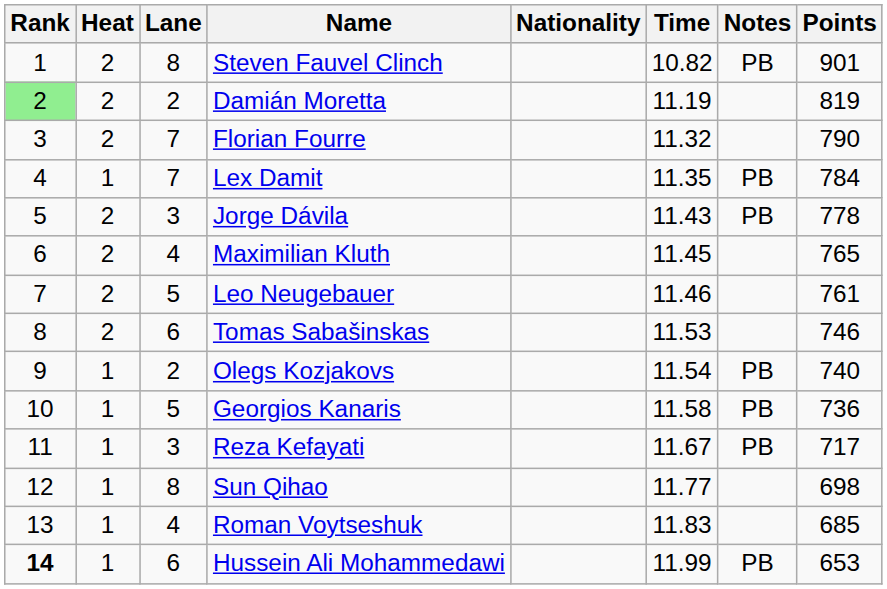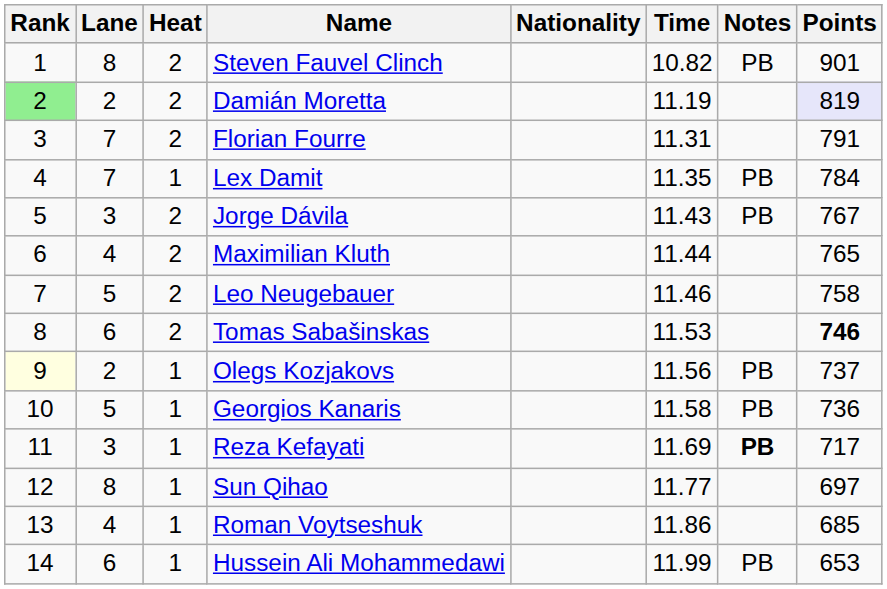columns swapped: (107, 23) <-> (173, 23)
(840, 100) no background -> (840, 100) lavender background
(682, 139) 11.32 -> (682, 139) 11.31
(840, 139) 790 -> (840, 139) 791
(840, 216) 778 -> (840, 216) 767
(682, 255) 11.45 -> (682, 255) 11.44
(840, 293) 761 -> (840, 293) 758
(840, 332) normal -> (840, 332) bold
(40, 370) no background -> (40, 370) lightyellow background
(682, 370) 11.54 -> (682, 370) 11.56
(840, 370) 740 -> (840, 370) 737
(682, 448) 11.67 -> (682, 448) 11.69
(758, 448) normal -> (758, 448) bold
(840, 486) 698 -> (840, 486) 697
(682, 525) 11.83 -> (682, 525) 11.86
(40, 563) bold -> (40, 563) normal
